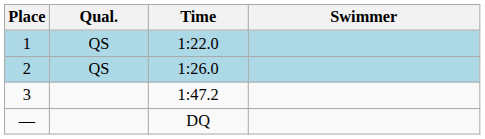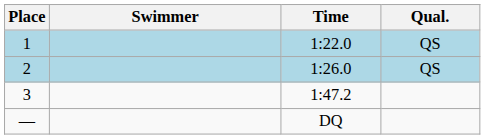columns swapped: (364, 17) <-> (99, 17)
